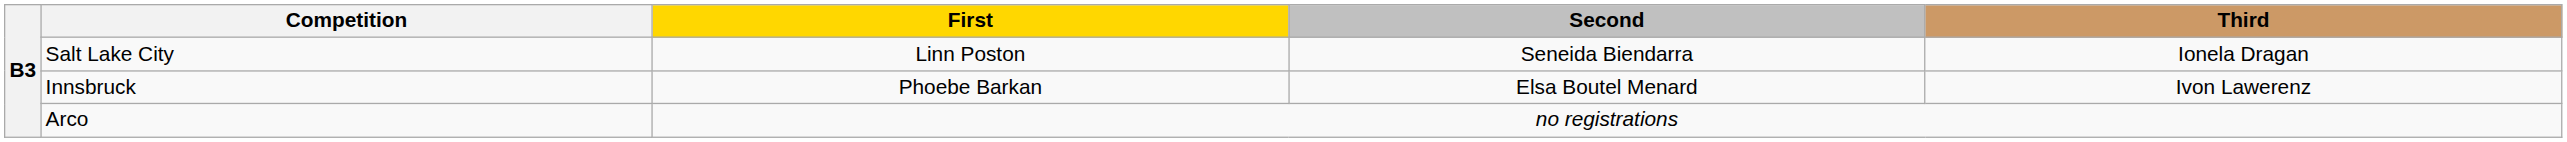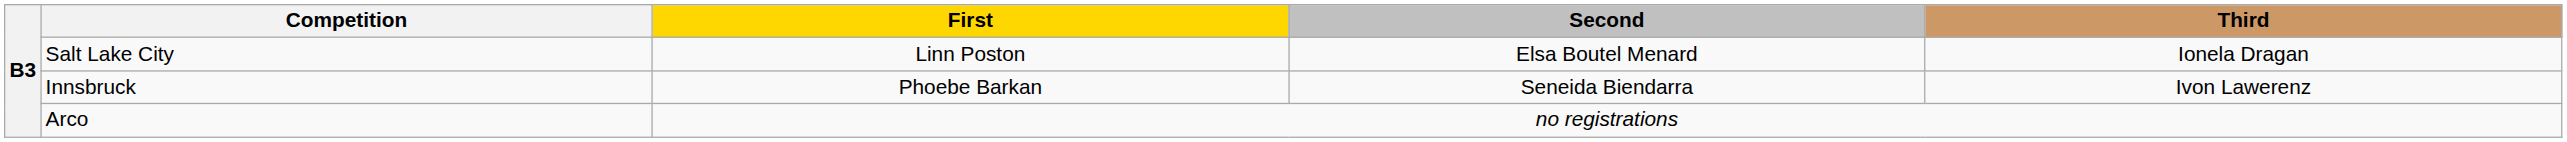(1607, 53) Seneida Biendarra -> (1607, 53) Elsa Boutel Menard
(1607, 86) Elsa Boutel Menard -> (1607, 86) Seneida Biendarra
